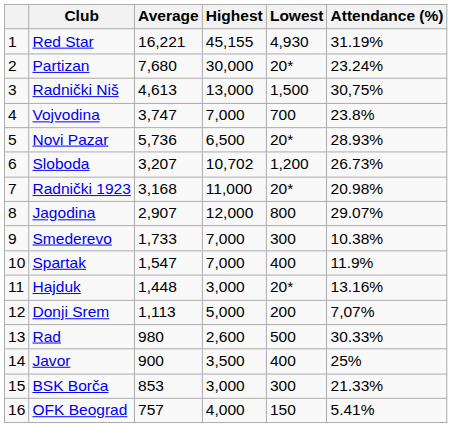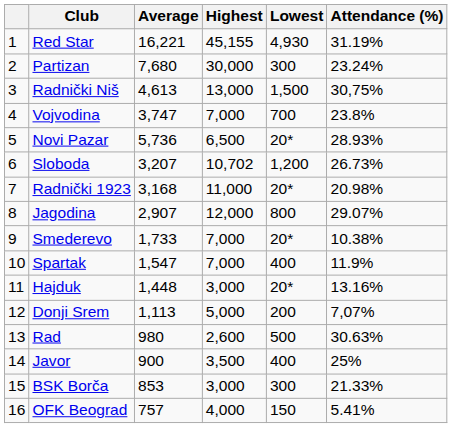(282, 66) 20* -> (283, 66) 300
(283, 238) 300 -> (282, 238) 20*
(357, 336) 30.33% -> (357, 336) 30.63%
